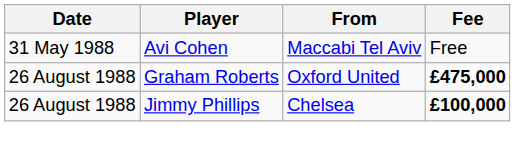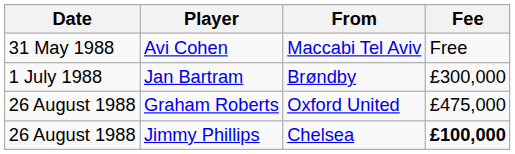+ row: (194, 76)
(468, 76) bold -> (468, 105) normal
